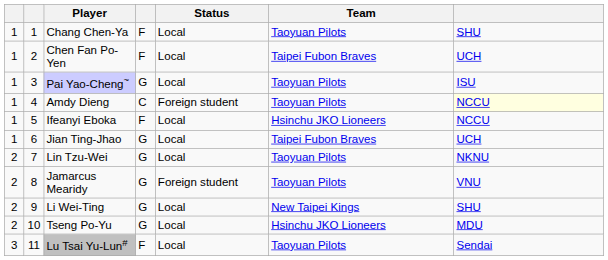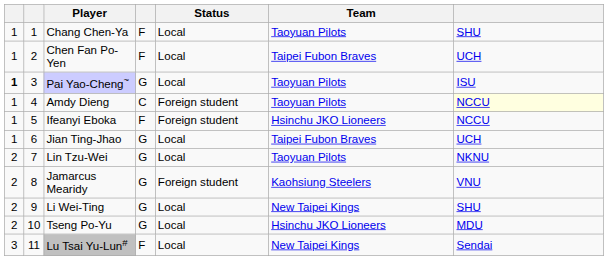(14, 82) normal -> (14, 82) bold
(172, 121) Local -> (198, 121) Foreign student
(309, 182) Taoyuan Pilots -> (321, 182) Kaohsiung Steelers
(309, 245) Taoyuan Pilots -> (315, 245) New Taipei Kings
